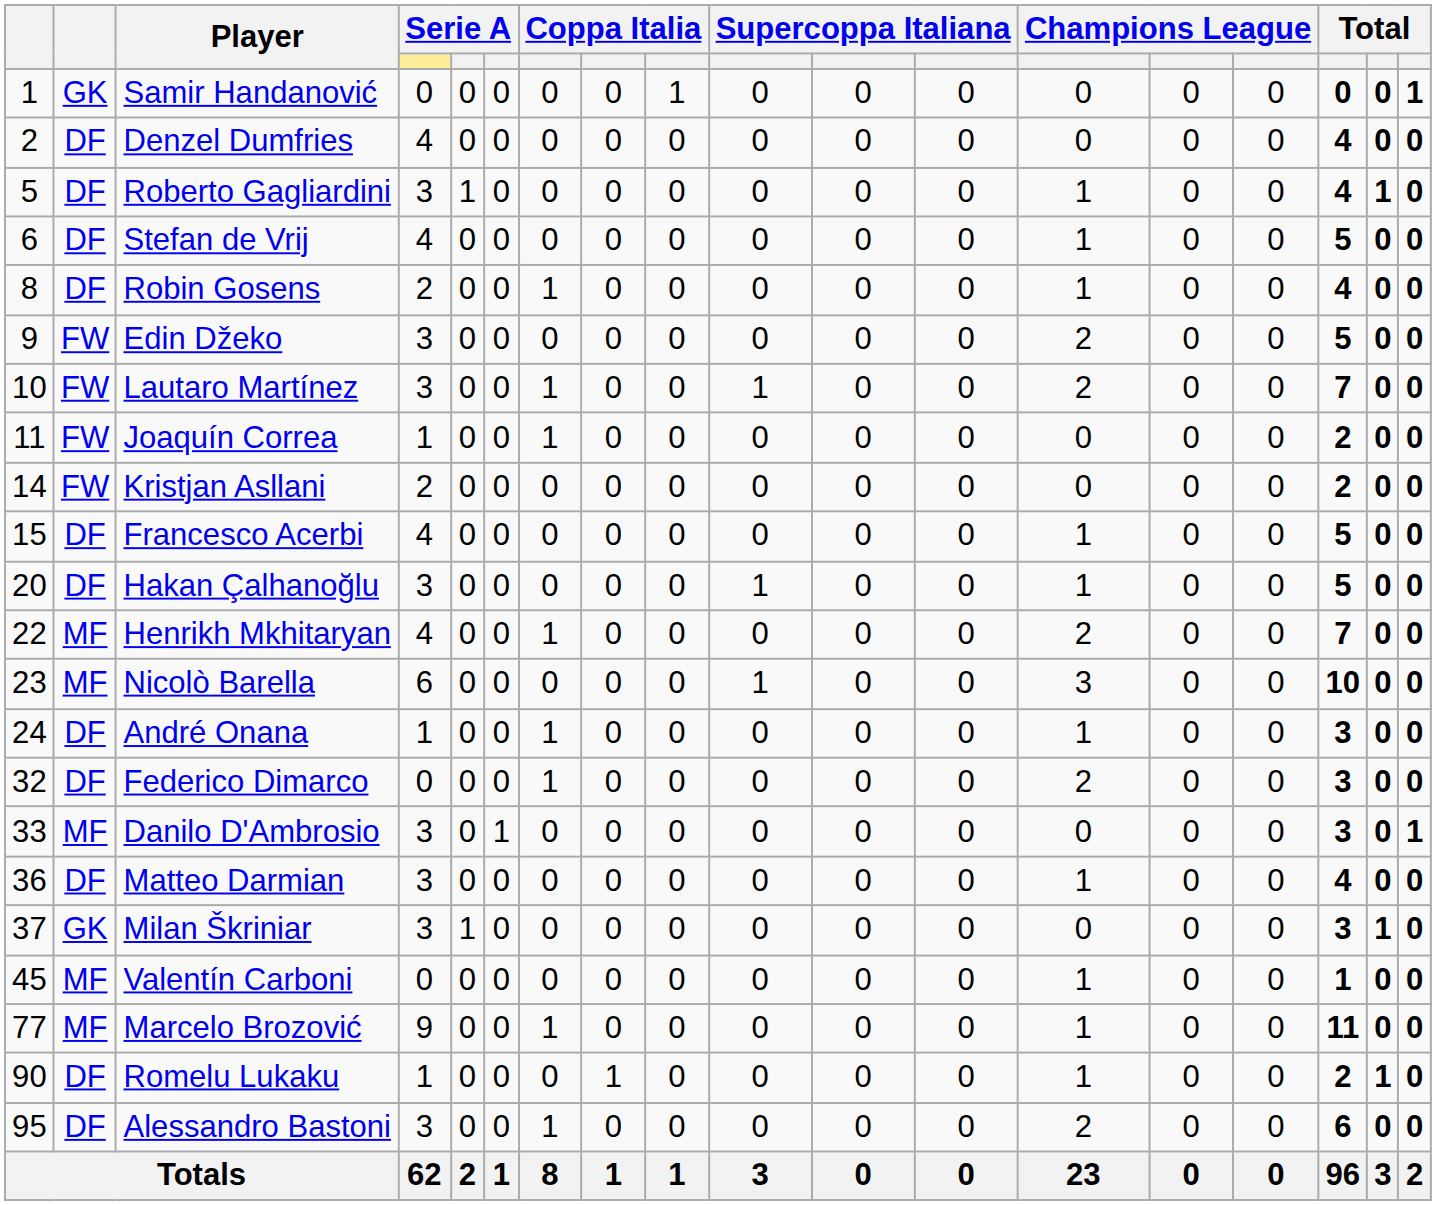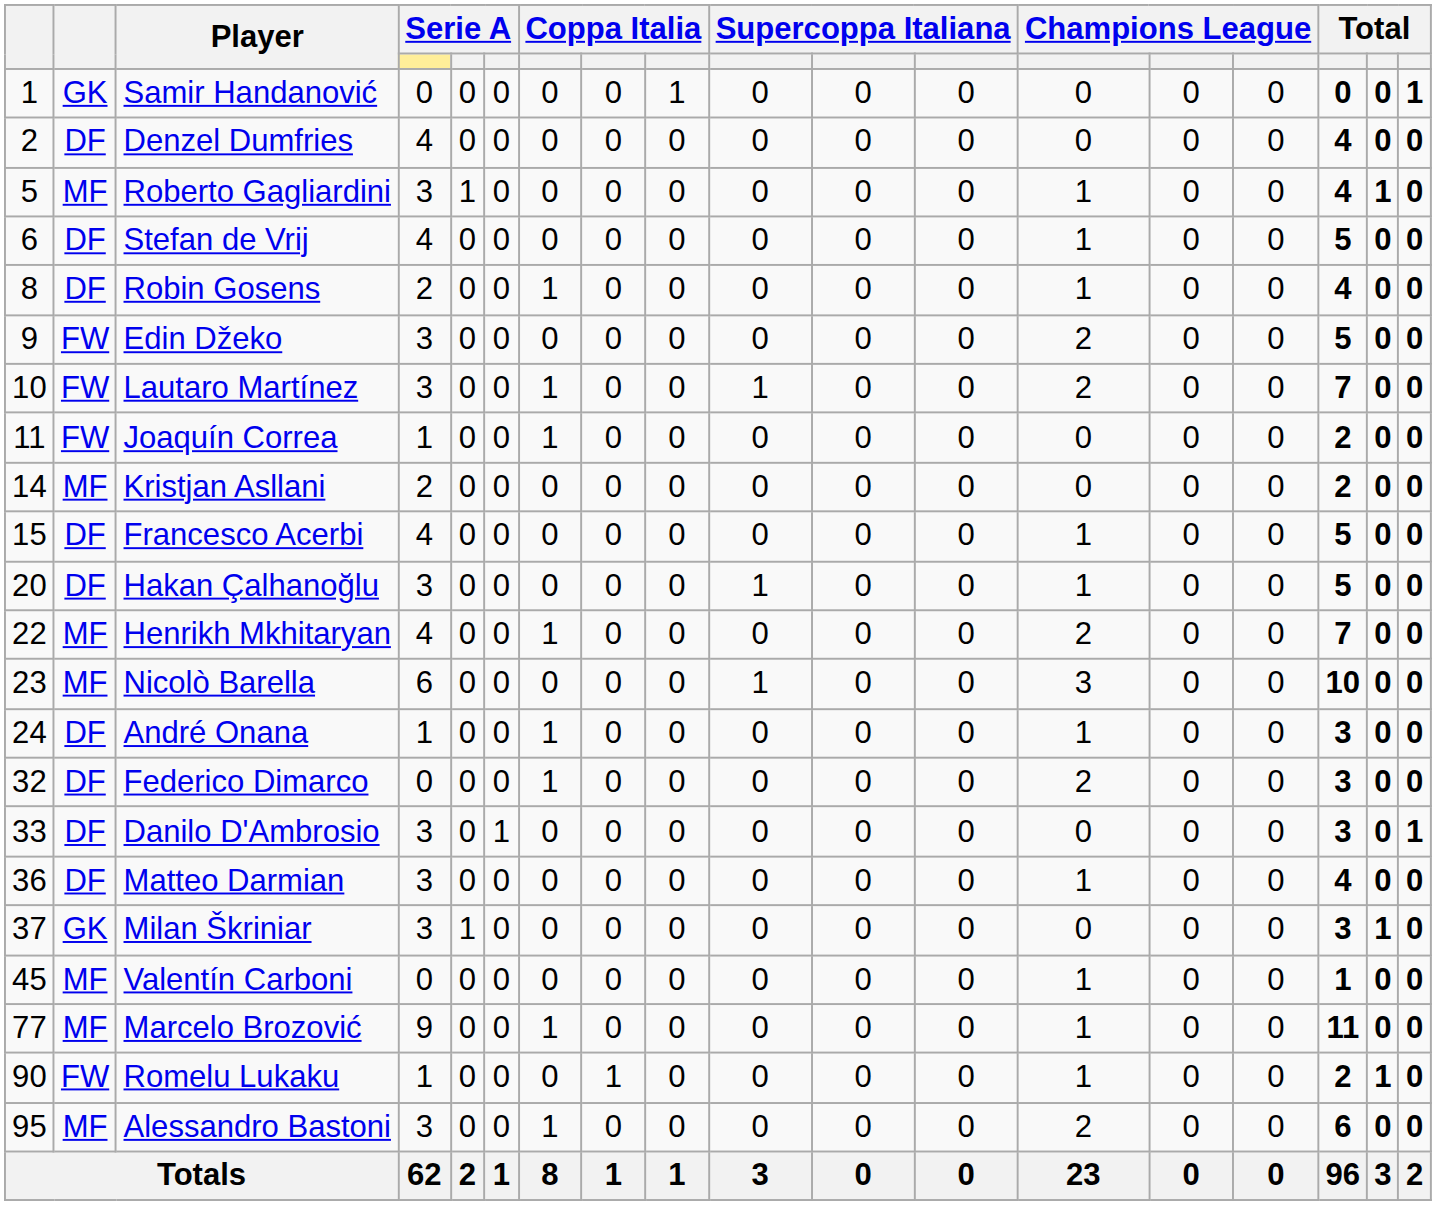(85, 191) DF -> (85, 191) MF
(85, 486) FW -> (85, 486) MF
(85, 831) MF -> (85, 831) DF
(85, 1077) DF -> (85, 1077) FW
(85, 1126) DF -> (85, 1126) MF
